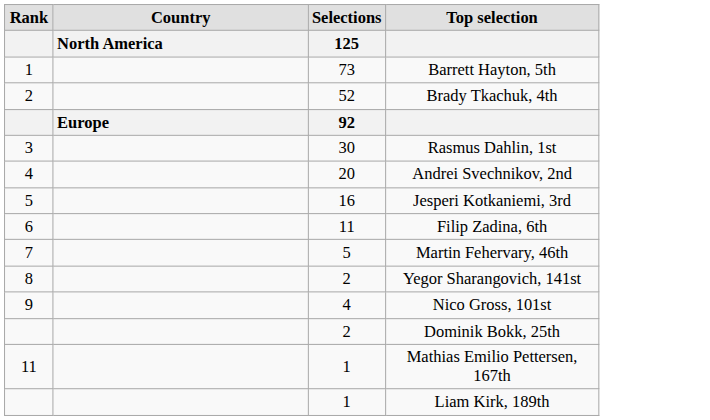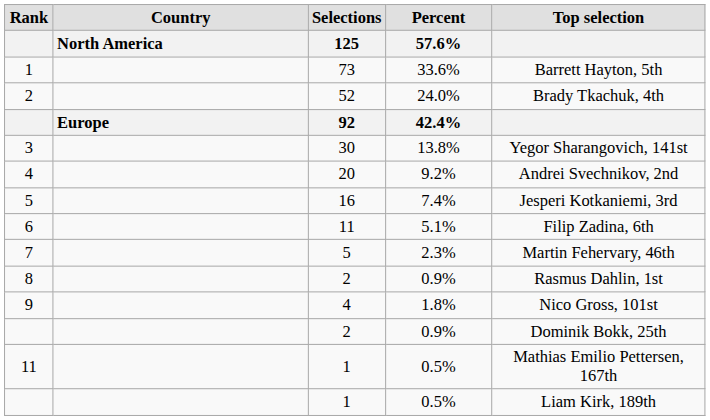+ column: (439, 43)
(492, 148) Rasmus Dahlin, 1st -> (599, 148) Yegor Sharangovich, 141st
(492, 278) Yegor Sharangovich, 141st -> (599, 278) Rasmus Dahlin, 1st
